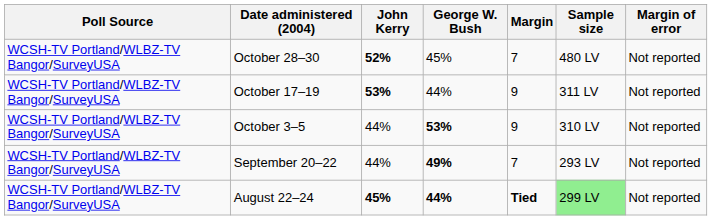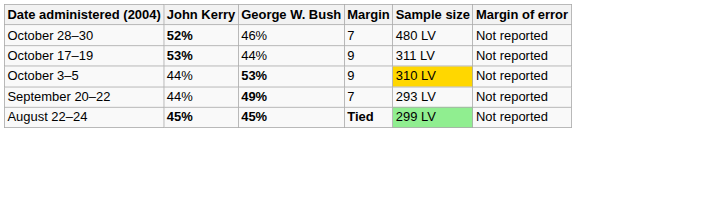- column: (118, 22)
(439, 57) 45% -> (254, 35) 46%
(579, 127) no background -> (416, 76) gold background
(439, 197) 44% -> (254, 117) 45%
